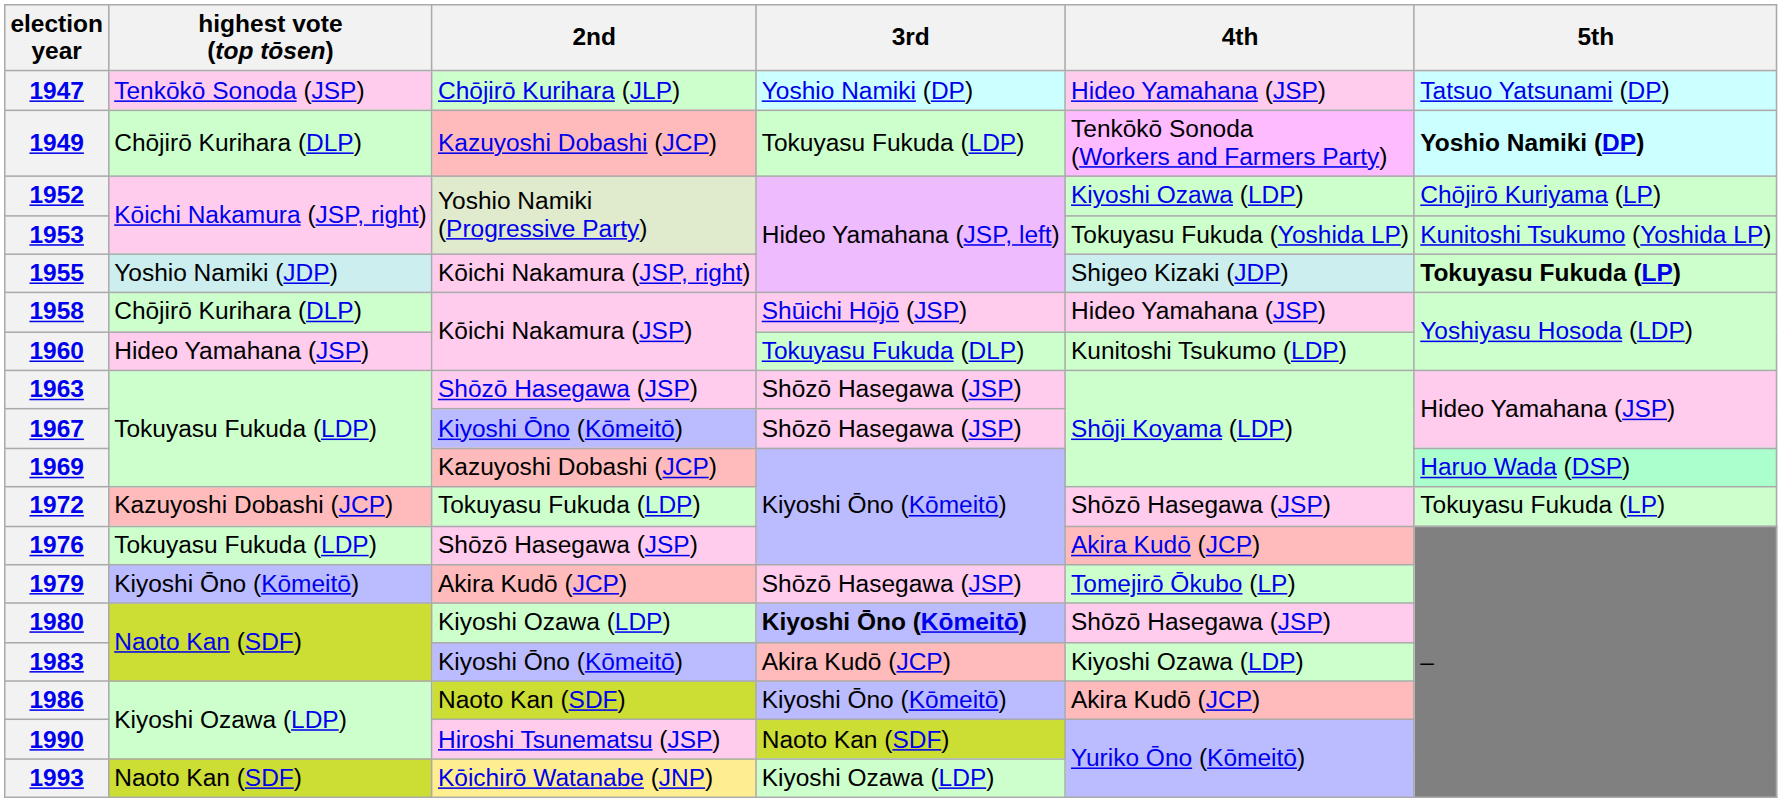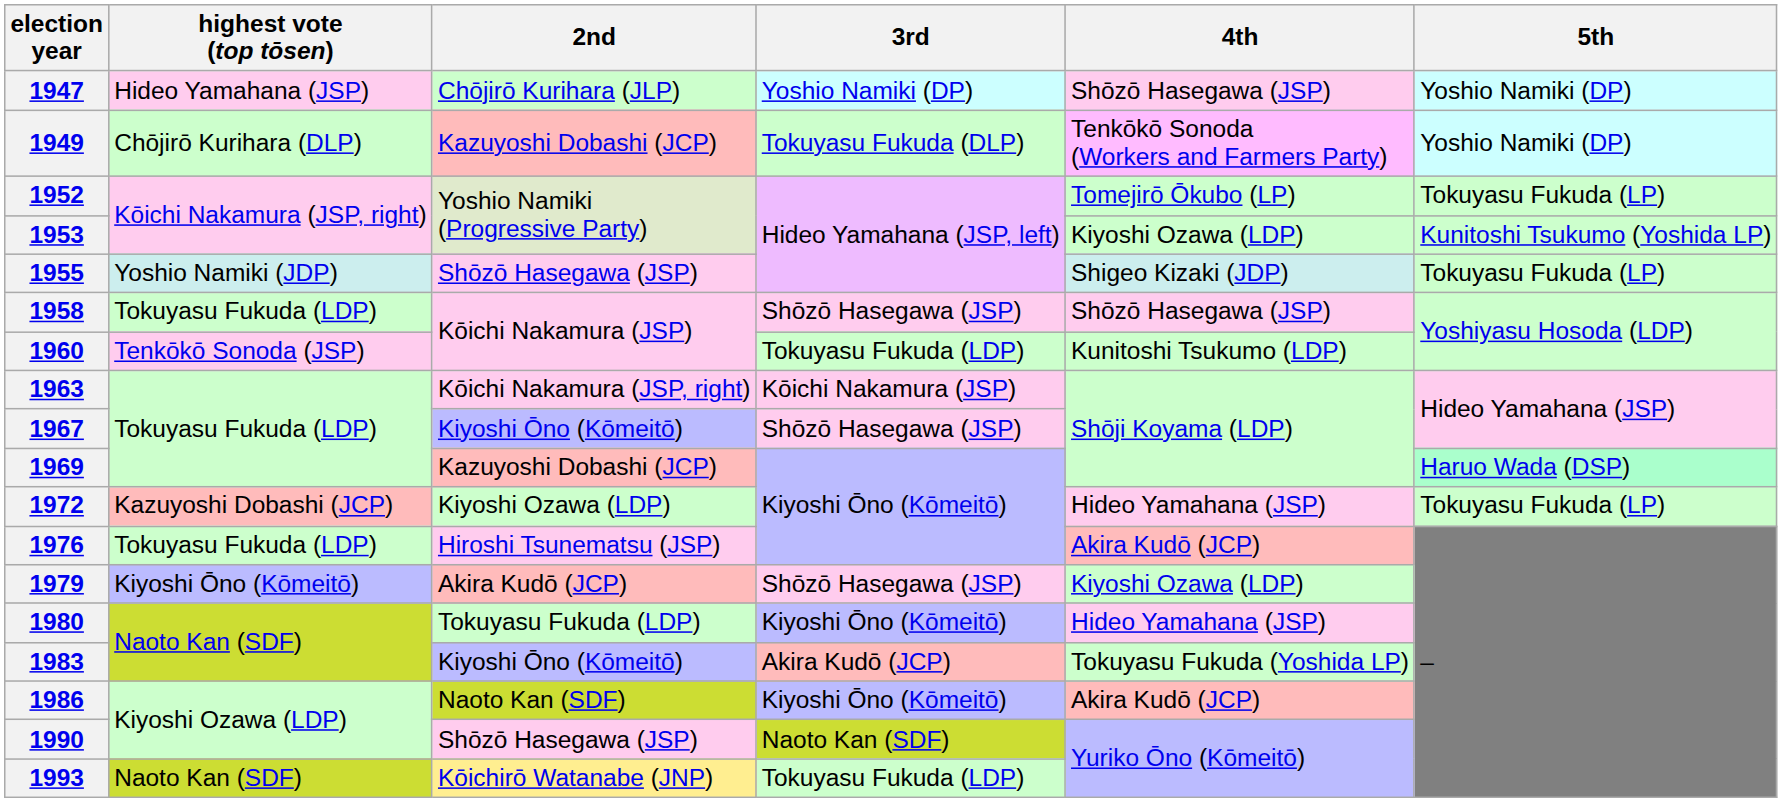(239, 90) Tenkōkō Sonoda (JSP) -> (242, 90) Hideo Yamahana (JSP)
(1198, 90) Hideo Yamahana (JSP) -> (1201, 90) Shōzō Hasegawa (JSP)
(1545, 90) Tatsuo Yatsunami (DP) -> (1526, 90) Yoshio Namiki (DP)
(893, 142) Tokuyasu Fukuda (LDP) -> (893, 142) Tokuyasu Fukuda (DLP)
(1532, 142) bold -> (1526, 142) normal
(1187, 195) Kiyoshi Ozawa (LDP) -> (1183, 195) Tomejirō Ōkubo (LP)
(1541, 195) Chōjirō Kuriyama (LP) -> (1543, 195) Tokuyasu Fukuda (LP)
(1240, 234) Tokuyasu Fukuda (Yoshida LP) -> (1187, 234) Kiyoshi Ozawa (LDP)
(594, 273) Kōichi Nakamura (JSP, right) -> (568, 273) Shōzō Hasegawa (JSP)
(1551, 273) bold -> (1543, 273) normal
(238, 311) Chōjirō Kurihara (DLP) -> (246, 311) Tokuyasu Fukuda (LDP)
(864, 311) Shūichi Hōjō (JSP) -> (892, 311) Shōzō Hasegawa (JSP)
(1198, 311) Hideo Yamahana (JSP) -> (1201, 311) Shōzō Hasegawa (JSP)
(242, 350) Hideo Yamahana (JSP) -> (239, 350) Tenkōkō Sonoda (JSP)
(893, 350) Tokuyasu Fukuda (DLP) -> (893, 350) Tokuyasu Fukuda (LDP)
(568, 389) Shōzō Hasegawa (JSP) -> (594, 389) Kōichi Nakamura (JSP, right)
(892, 389) Shōzō Hasegawa (JSP) -> (889, 389) Kōichi Nakamura (JSP)
(569, 506) Tokuyasu Fukuda (LDP) -> (554, 506) Kiyoshi Ozawa (LDP)
(1201, 506) Shōzō Hasegawa (JSP) -> (1198, 506) Hideo Yamahana (JSP)
(568, 544) Shōzō Hasegawa (JSP) -> (579, 544) Hiroshi Tsunematsu (JSP)
(1183, 583) Tomejirō Ōkubo (LP) -> (1187, 583) Kiyoshi Ozawa (LDP)
(554, 622) Kiyoshi Ozawa (LDP) -> (569, 622) Tokuyasu Fukuda (LDP)
(894, 622) bold -> (884, 622) normal
(1201, 622) Shōzō Hasegawa (JSP) -> (1198, 622) Hideo Yamahana (JSP)
(1187, 661) Kiyoshi Ozawa (LDP) -> (1240, 661) Tokuyasu Fukuda (Yoshida LP)
(579, 738) Hiroshi Tsunematsu (JSP) -> (568, 738) Shōzō Hasegawa (JSP)
(878, 777) Kiyoshi Ozawa (LDP) -> (893, 777) Tokuyasu Fukuda (LDP)
